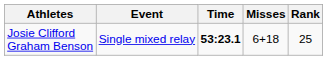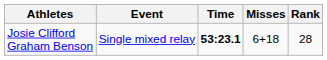(305, 39) 25 -> (305, 39) 28
